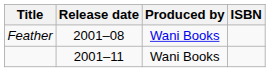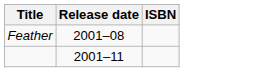- column: (185, 14)
